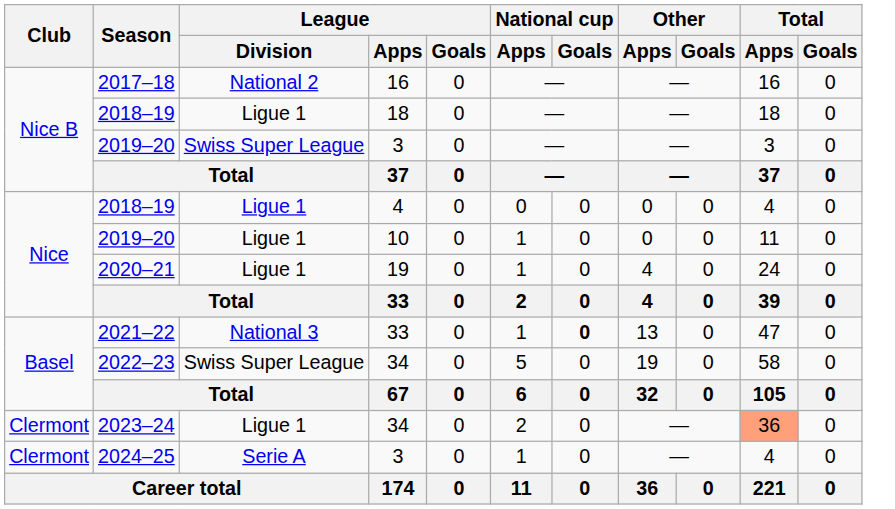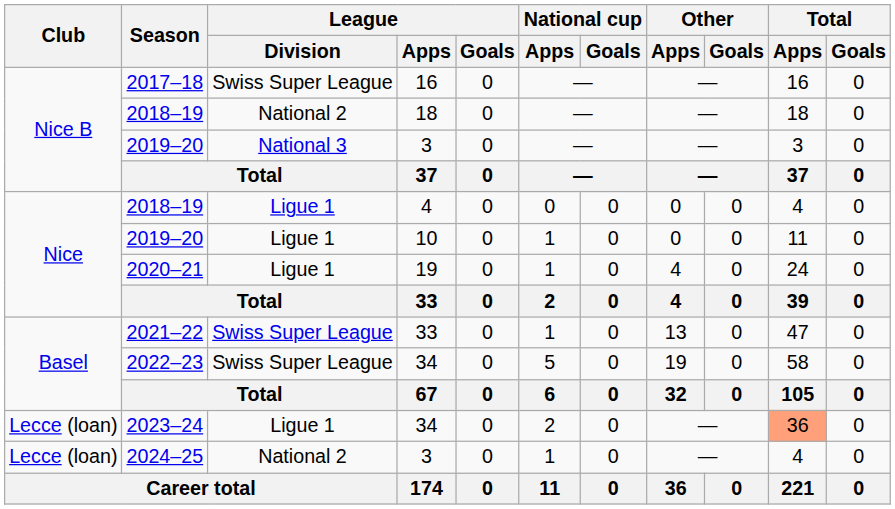(274, 82) National 2 -> (302, 82) Swiss Super League
(274, 113) Ligue 1 -> (302, 113) National 2
(274, 144) Swiss Super League -> (302, 144) National 3
(274, 332) National 3 -> (302, 332) Swiss Super League
(585, 332) bold -> (613, 332) normal
(49, 425) Clermont -> (63, 425) Lecce (loan)
(49, 457) Clermont -> (63, 457) Lecce (loan)
(274, 457) Serie A -> (302, 457) National 2
